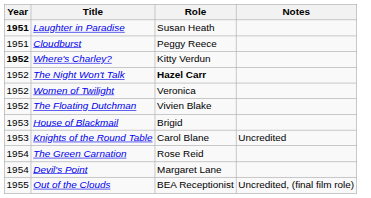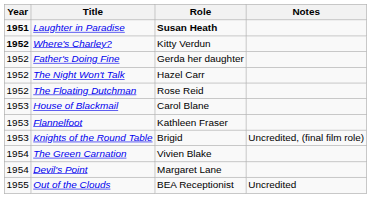(186, 28) normal -> (187, 28) bold
- row: (57, 43)
+ row: (76, 59)
(182, 75) bold -> (181, 75) normal
- row: (74, 91)
(184, 106) Vivien Blake -> (180, 91) Rose Reid
(170, 122) Brigid -> (183, 106) Carol Blane
+ row: (58, 122)
(183, 138) Carol Blane -> (170, 138) Brigid
(262, 138) Uncredited -> (306, 138) Uncredited, (final film role)
(180, 153) Rose Reid -> (184, 153) Vivien Blake
(296, 185) Uncredited, (final film role) -> (272, 185) Uncredited
